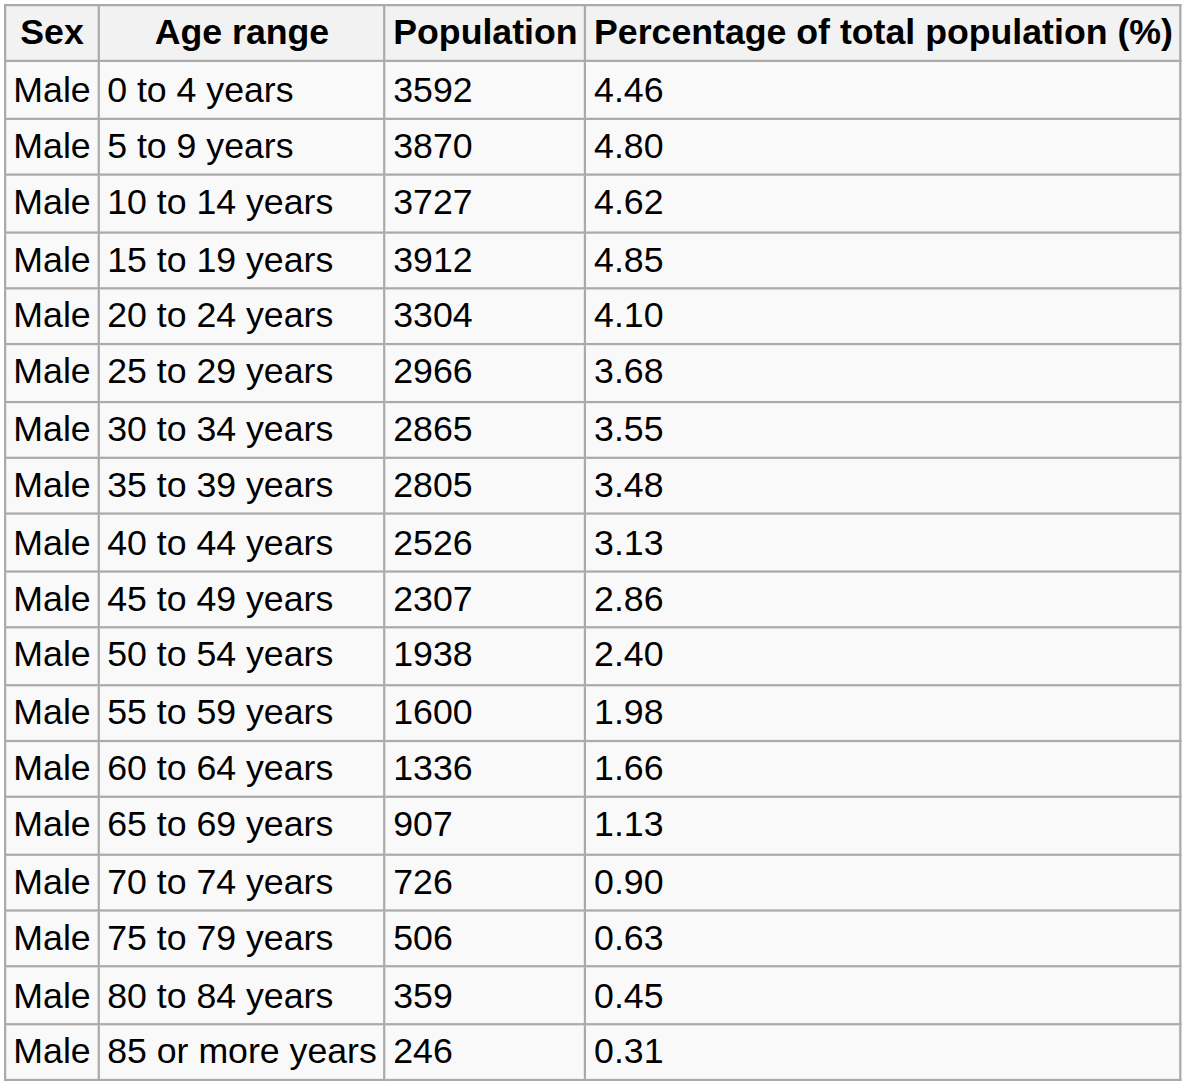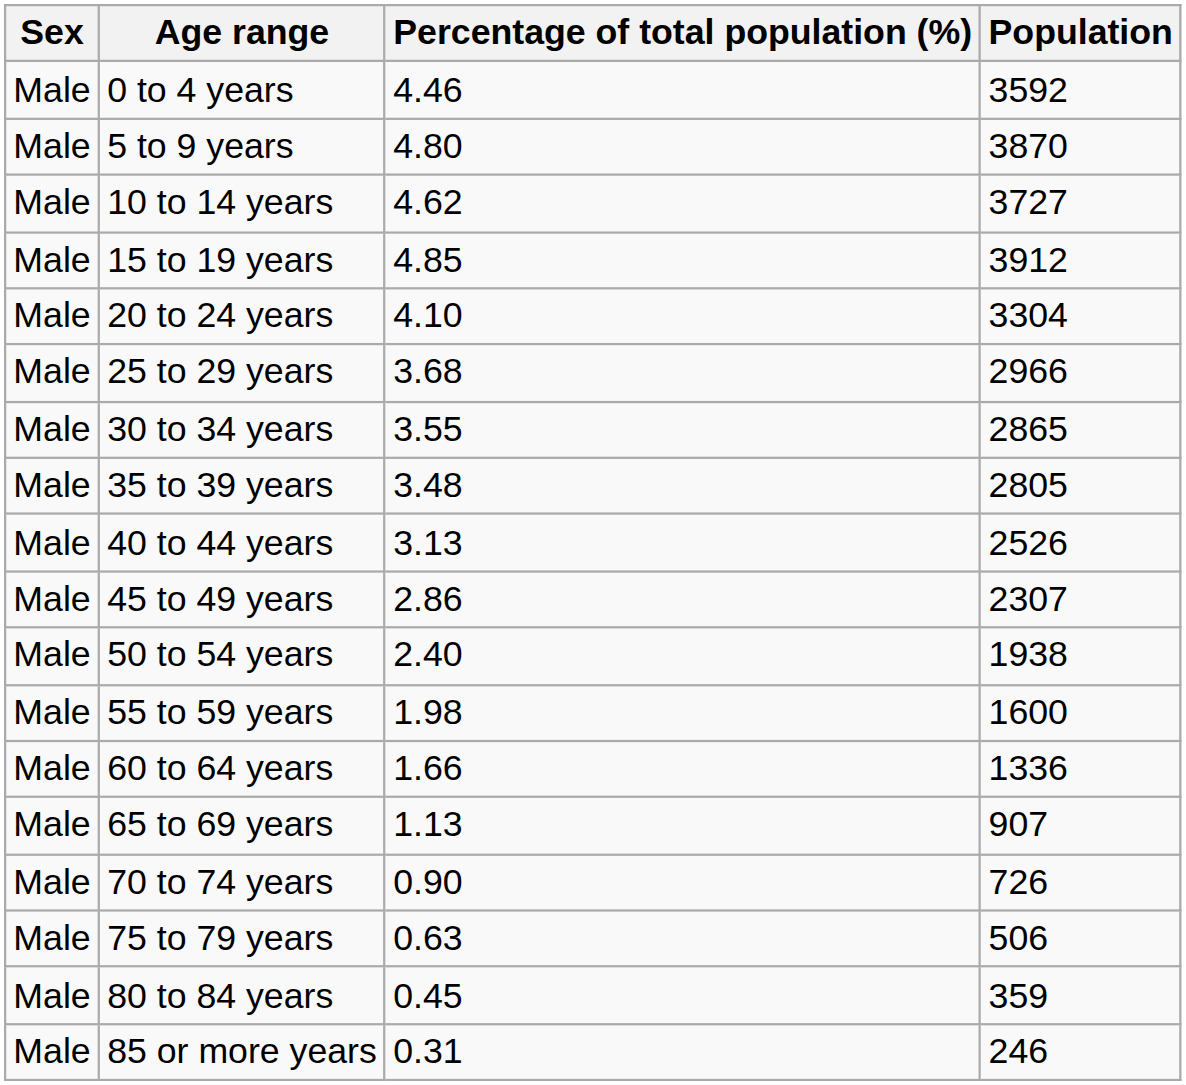columns swapped: (485, 32) <-> (883, 32)
